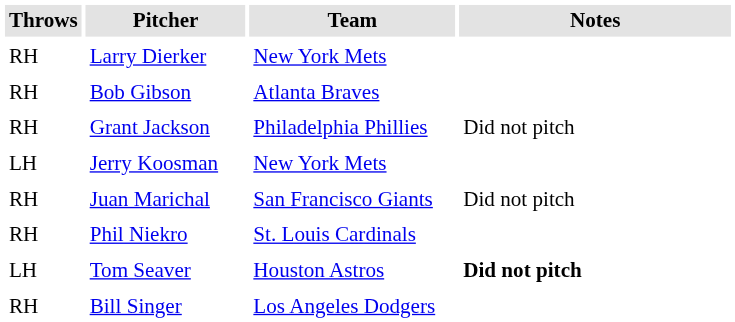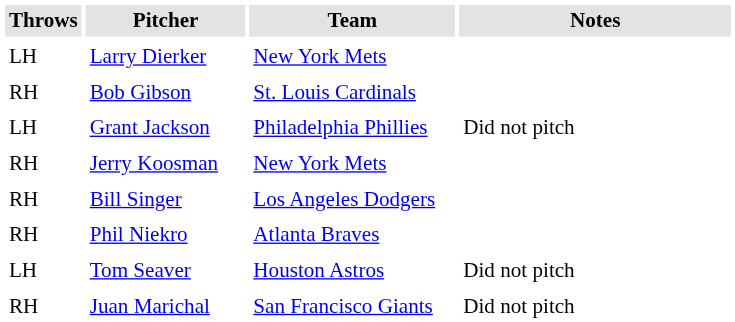(24, 56) RH -> (23, 56) LH
(316, 91) Atlanta Braves -> (335, 91) St. Louis Cardinals
(24, 127) RH -> (23, 127) LH
(23, 163) LH -> (24, 163) RH
rows swapped: (150, 198) <-> (136, 305)
(335, 234) St. Louis Cardinals -> (316, 234) Atlanta Braves
(522, 270) bold -> (519, 270) normal
